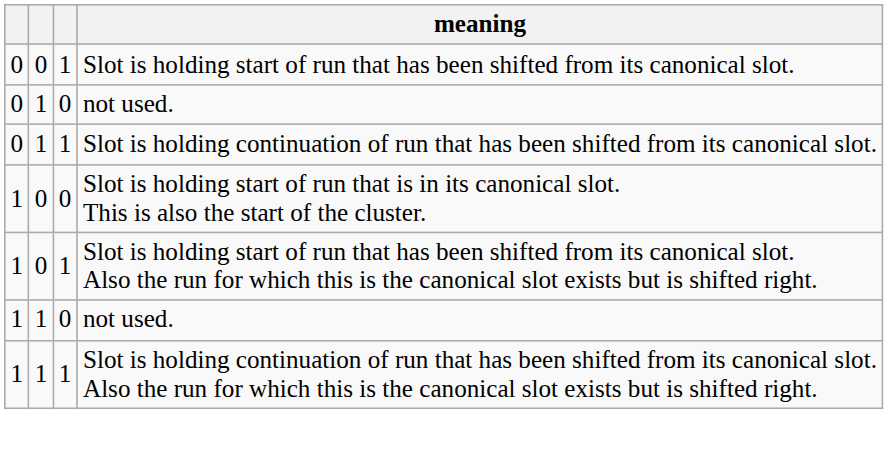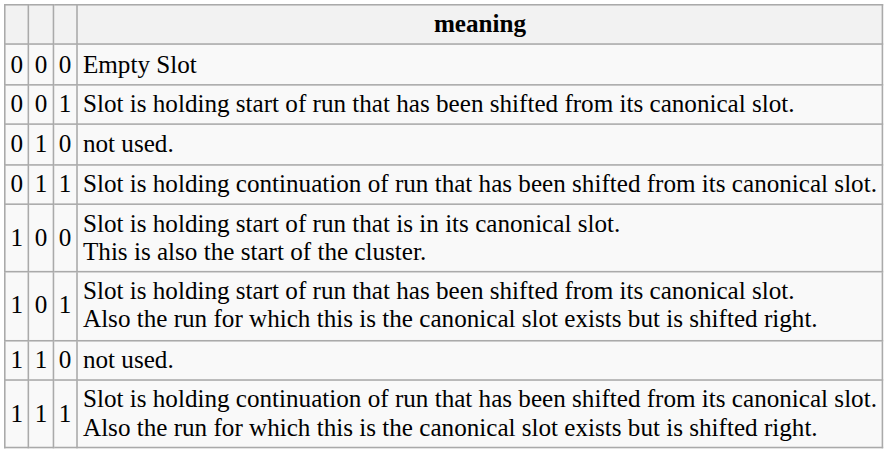+ row: (17, 64)
